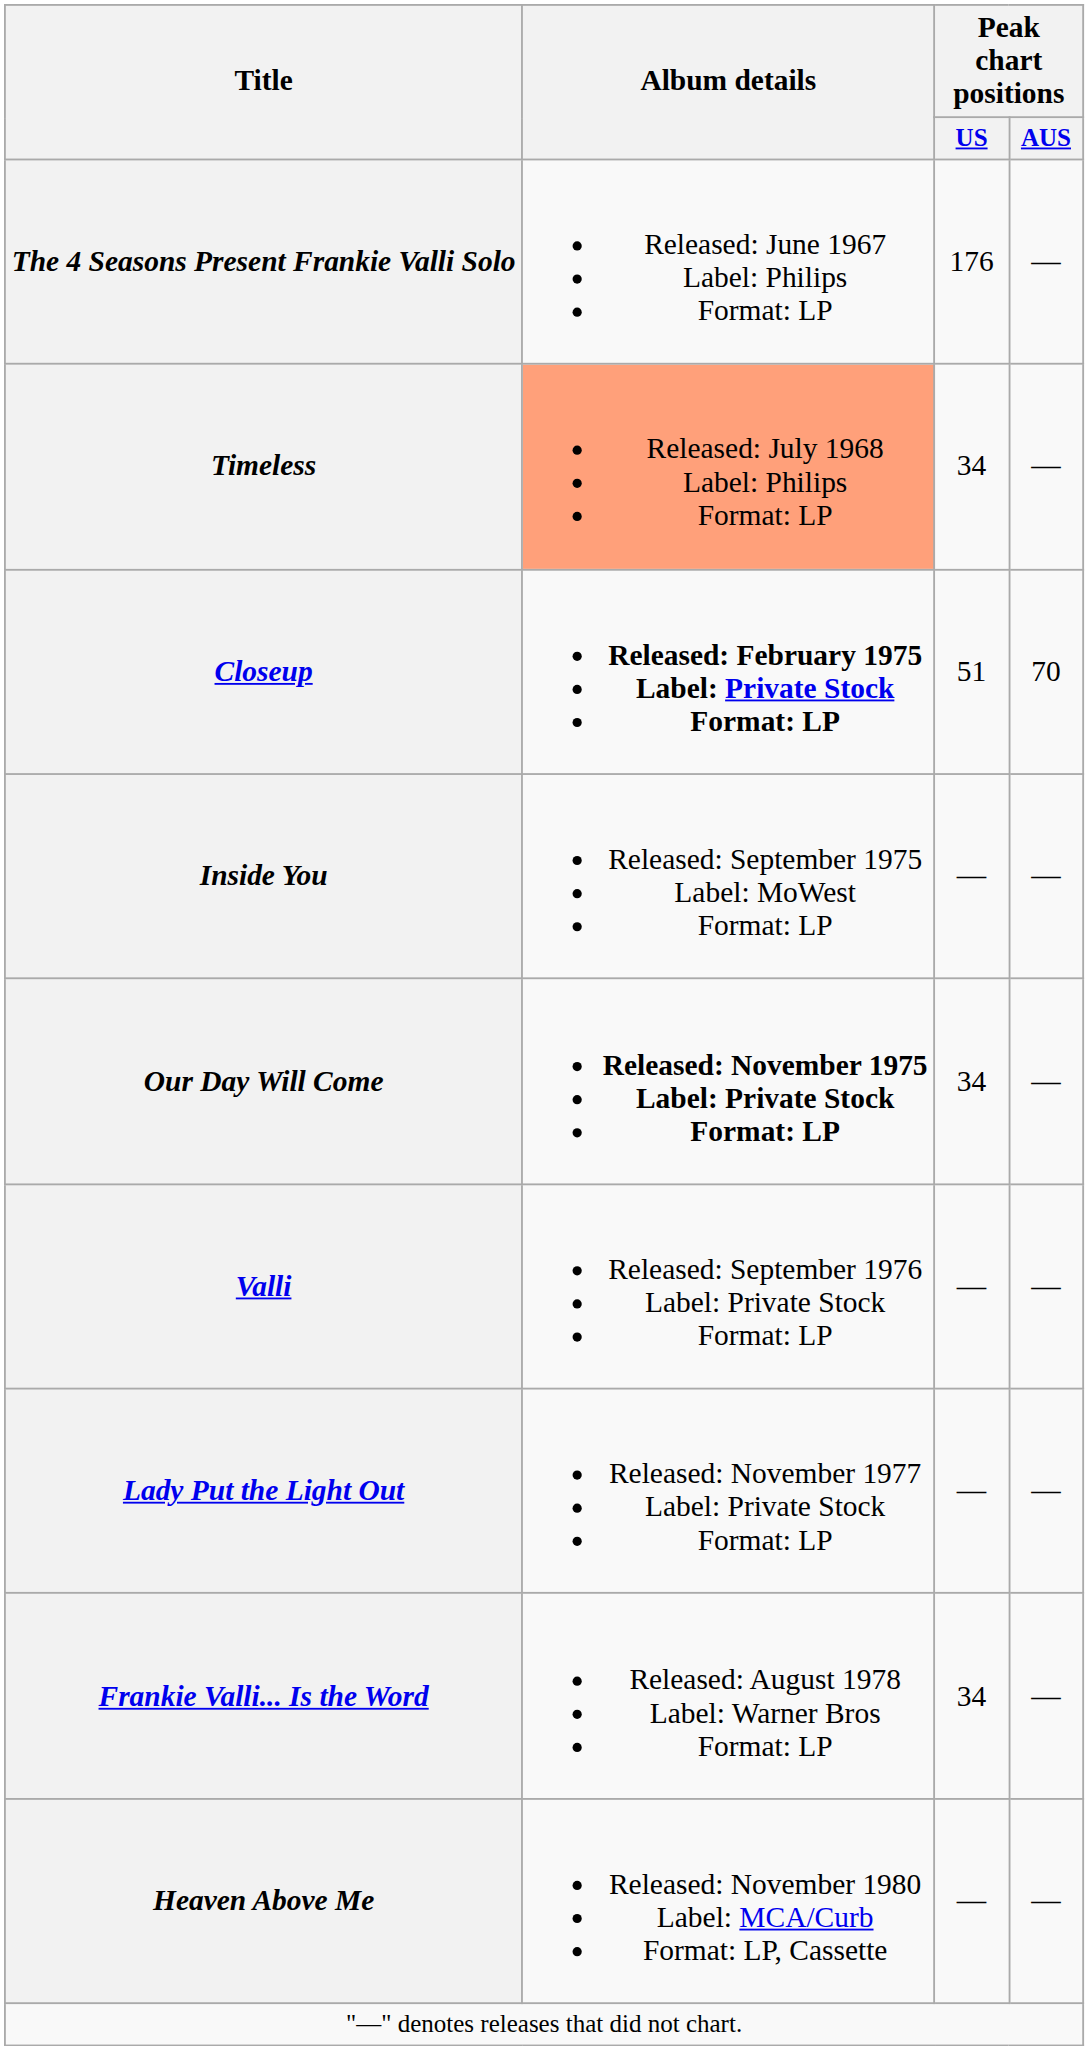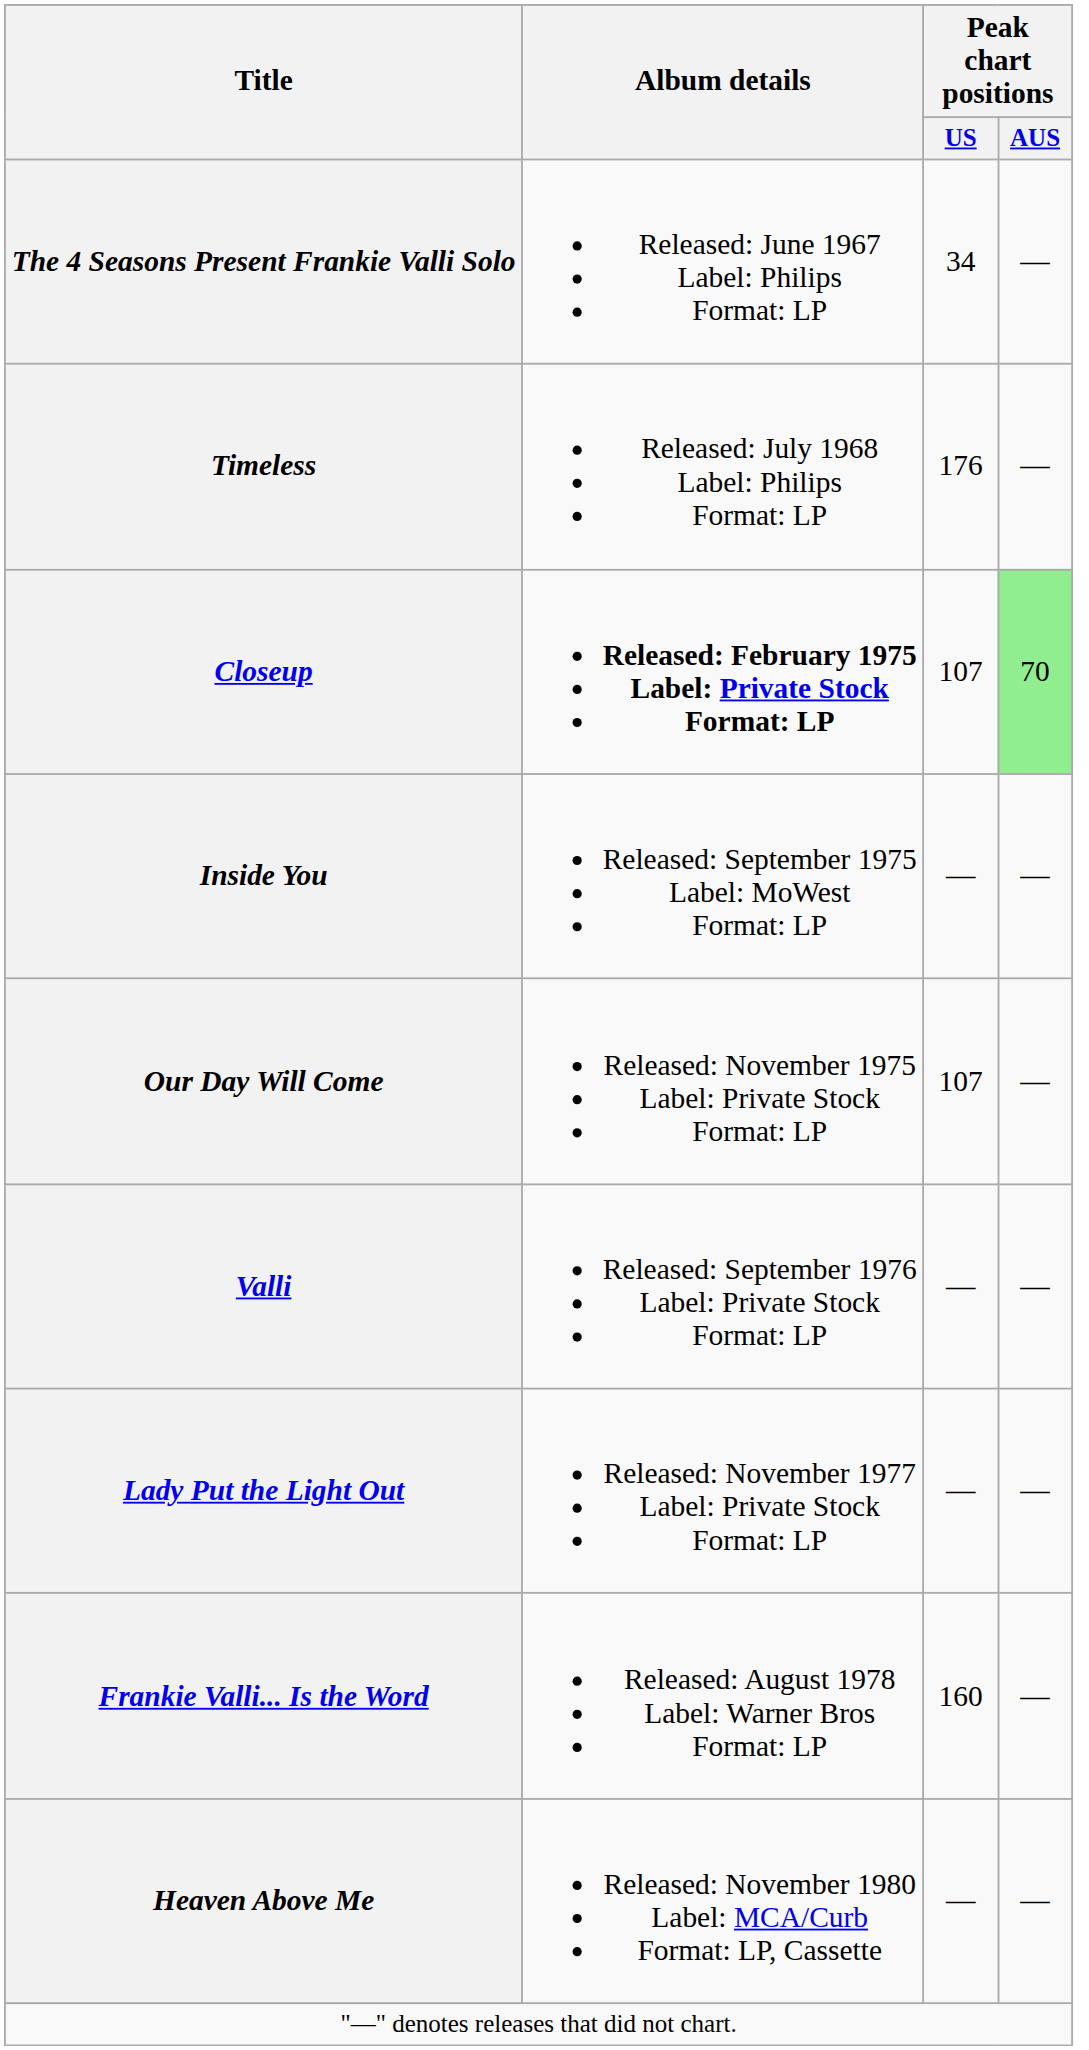(972, 261) 176 -> (961, 261) 34
(728, 483) lightsalmon background -> (723, 483) no background
(972, 466) 34 -> (961, 466) 176
(972, 671) 51 -> (961, 671) 107
(1046, 671) no background -> (1035, 671) lightgreen background
(728, 1098) bold -> (723, 1098) normal
(972, 1080) 34 -> (961, 1080) 107
(972, 1695) 34 -> (961, 1695) 160
